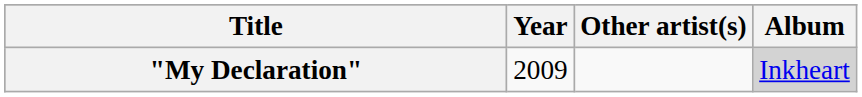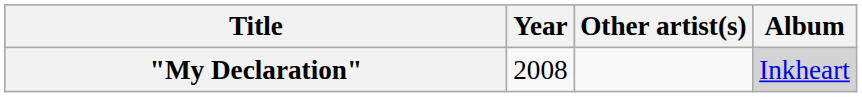(540, 69) 2009 -> (540, 69) 2008
